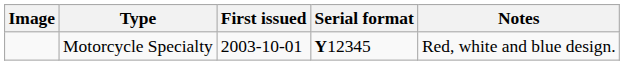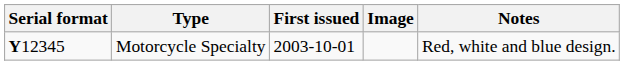columns swapped: (32, 18) <-> (364, 18)
